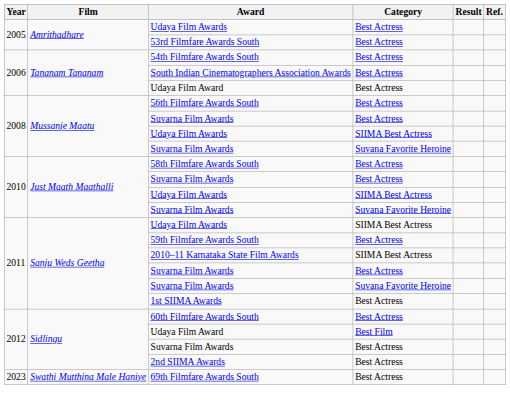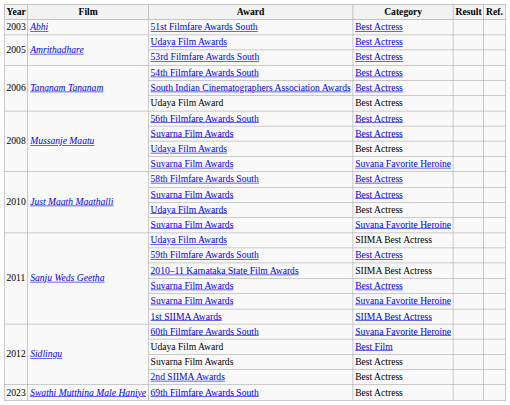+ row: (16, 27)
(394, 133) SIIMA Best Actress -> (379, 149) Best Actress
(394, 194) SIIMA Best Actress -> (379, 210) Best Actress
(379, 301) Best Actress -> (394, 316) SIIMA Best Actress
(379, 316) Best Actress -> (403, 331) Suvana Favorite Heroine
